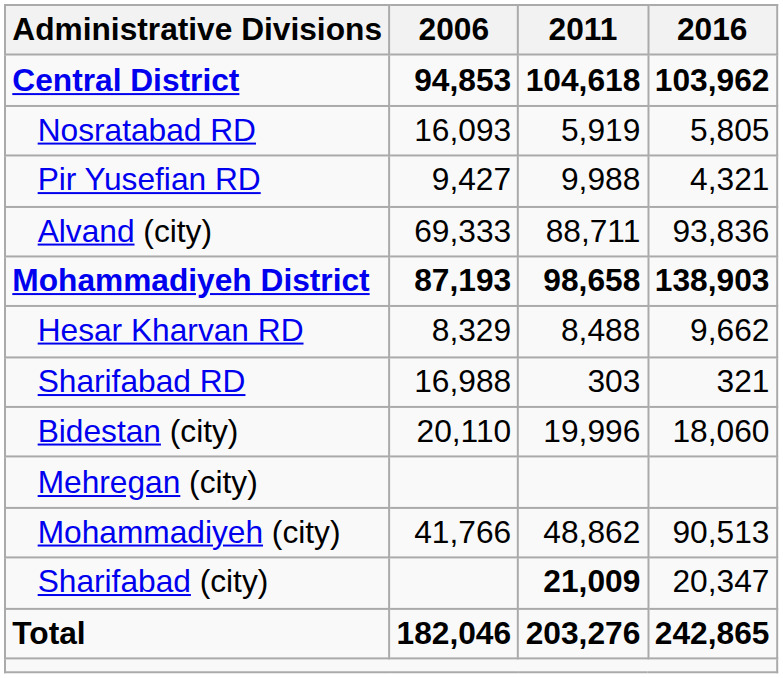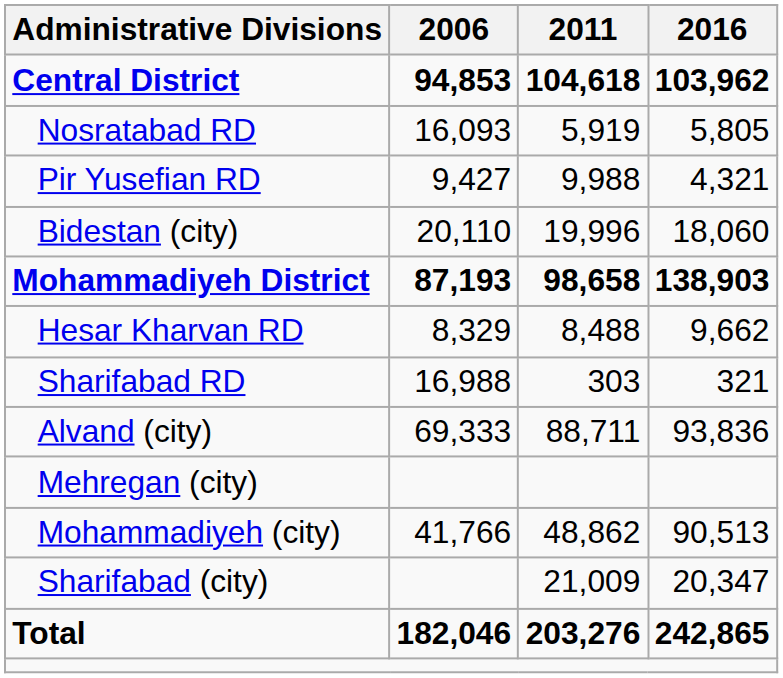rows swapped: (125, 230) <-> (138, 431)
(592, 582) bold -> (592, 582) normal
